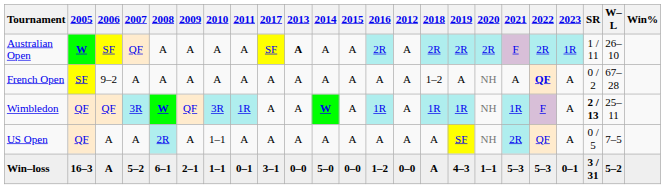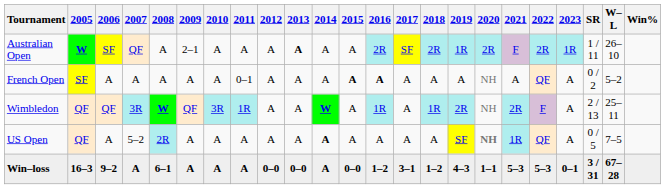columns swapped: (407, 19) <-> (271, 19)
(190, 49) A -> (190, 49) 2–1
(461, 49) 2R -> (461, 49) 1R
(109, 79) 9–2 -> (109, 79) A
(244, 79) A -> (244, 79) 0–1
(353, 79) normal -> (353, 79) bold
(380, 79) normal -> (380, 79) bold
(434, 79) 1–2 -> (434, 79) A
(543, 79) bold -> (543, 79) normal
(614, 79) 67–28 -> (614, 79) 5–2
(461, 109) 1R -> (461, 109) 2R
(516, 109) 1R -> (516, 109) 2R
(593, 109) bold -> (593, 109) normal
(136, 139) A -> (136, 139) 5–2
(217, 139) 1–1 -> (217, 139) A
(325, 139) normal -> (325, 139) bold
(488, 139) normal -> (488, 139) bold
(516, 139) 2R -> (516, 139) 1R
(109, 169) A -> (109, 169) 9–2
(136, 169) 5–2 -> (136, 169) A
(190, 169) 2–1 -> (190, 169) A
(217, 169) 1–1 -> (217, 169) A
(244, 169) 0–1 -> (244, 169) A
(325, 169) 5–0 -> (325, 169) A
(434, 169) A -> (434, 169) 1–2
(614, 169) 5–2 -> (614, 169) 67–28
